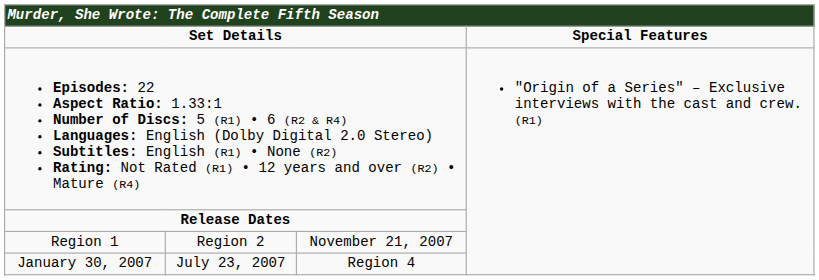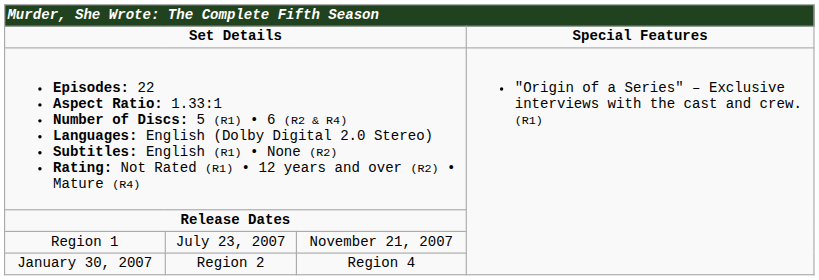(231, 242) Region 2 -> (231, 242) July 23, 2007
(231, 264) July 23, 2007 -> (231, 264) Region 2
